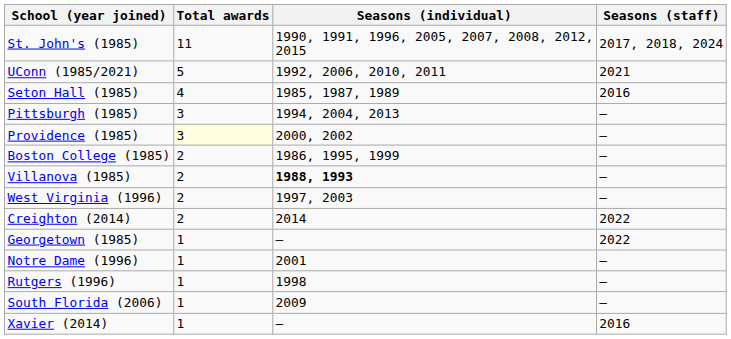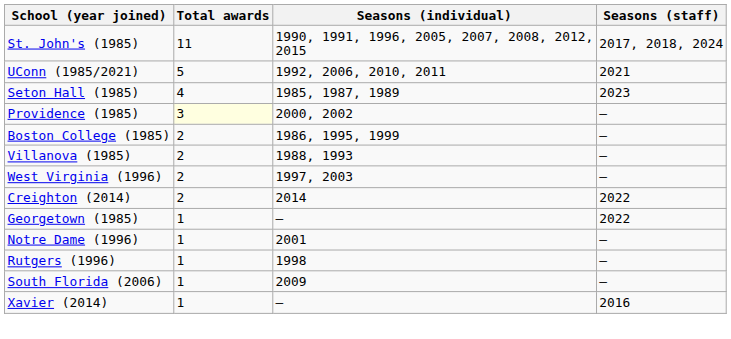(615, 93) 2016 -> (615, 93) 2023
- row: (73, 114)
(314, 177) bold -> (314, 156) normal
